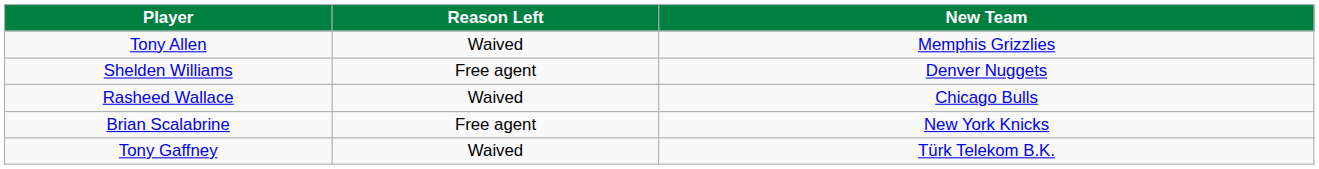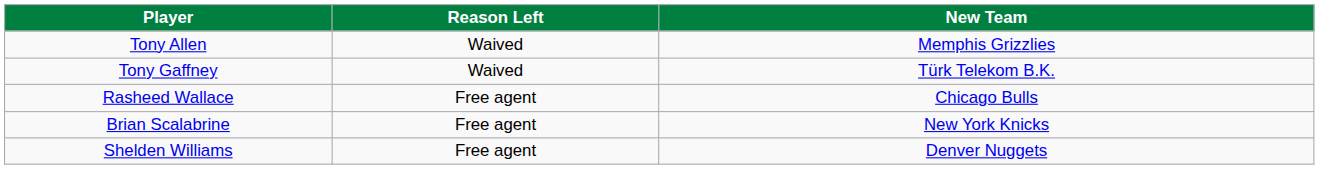rows swapped: (168, 71) <-> (168, 151)
(496, 97) Waived -> (496, 97) Free agent
